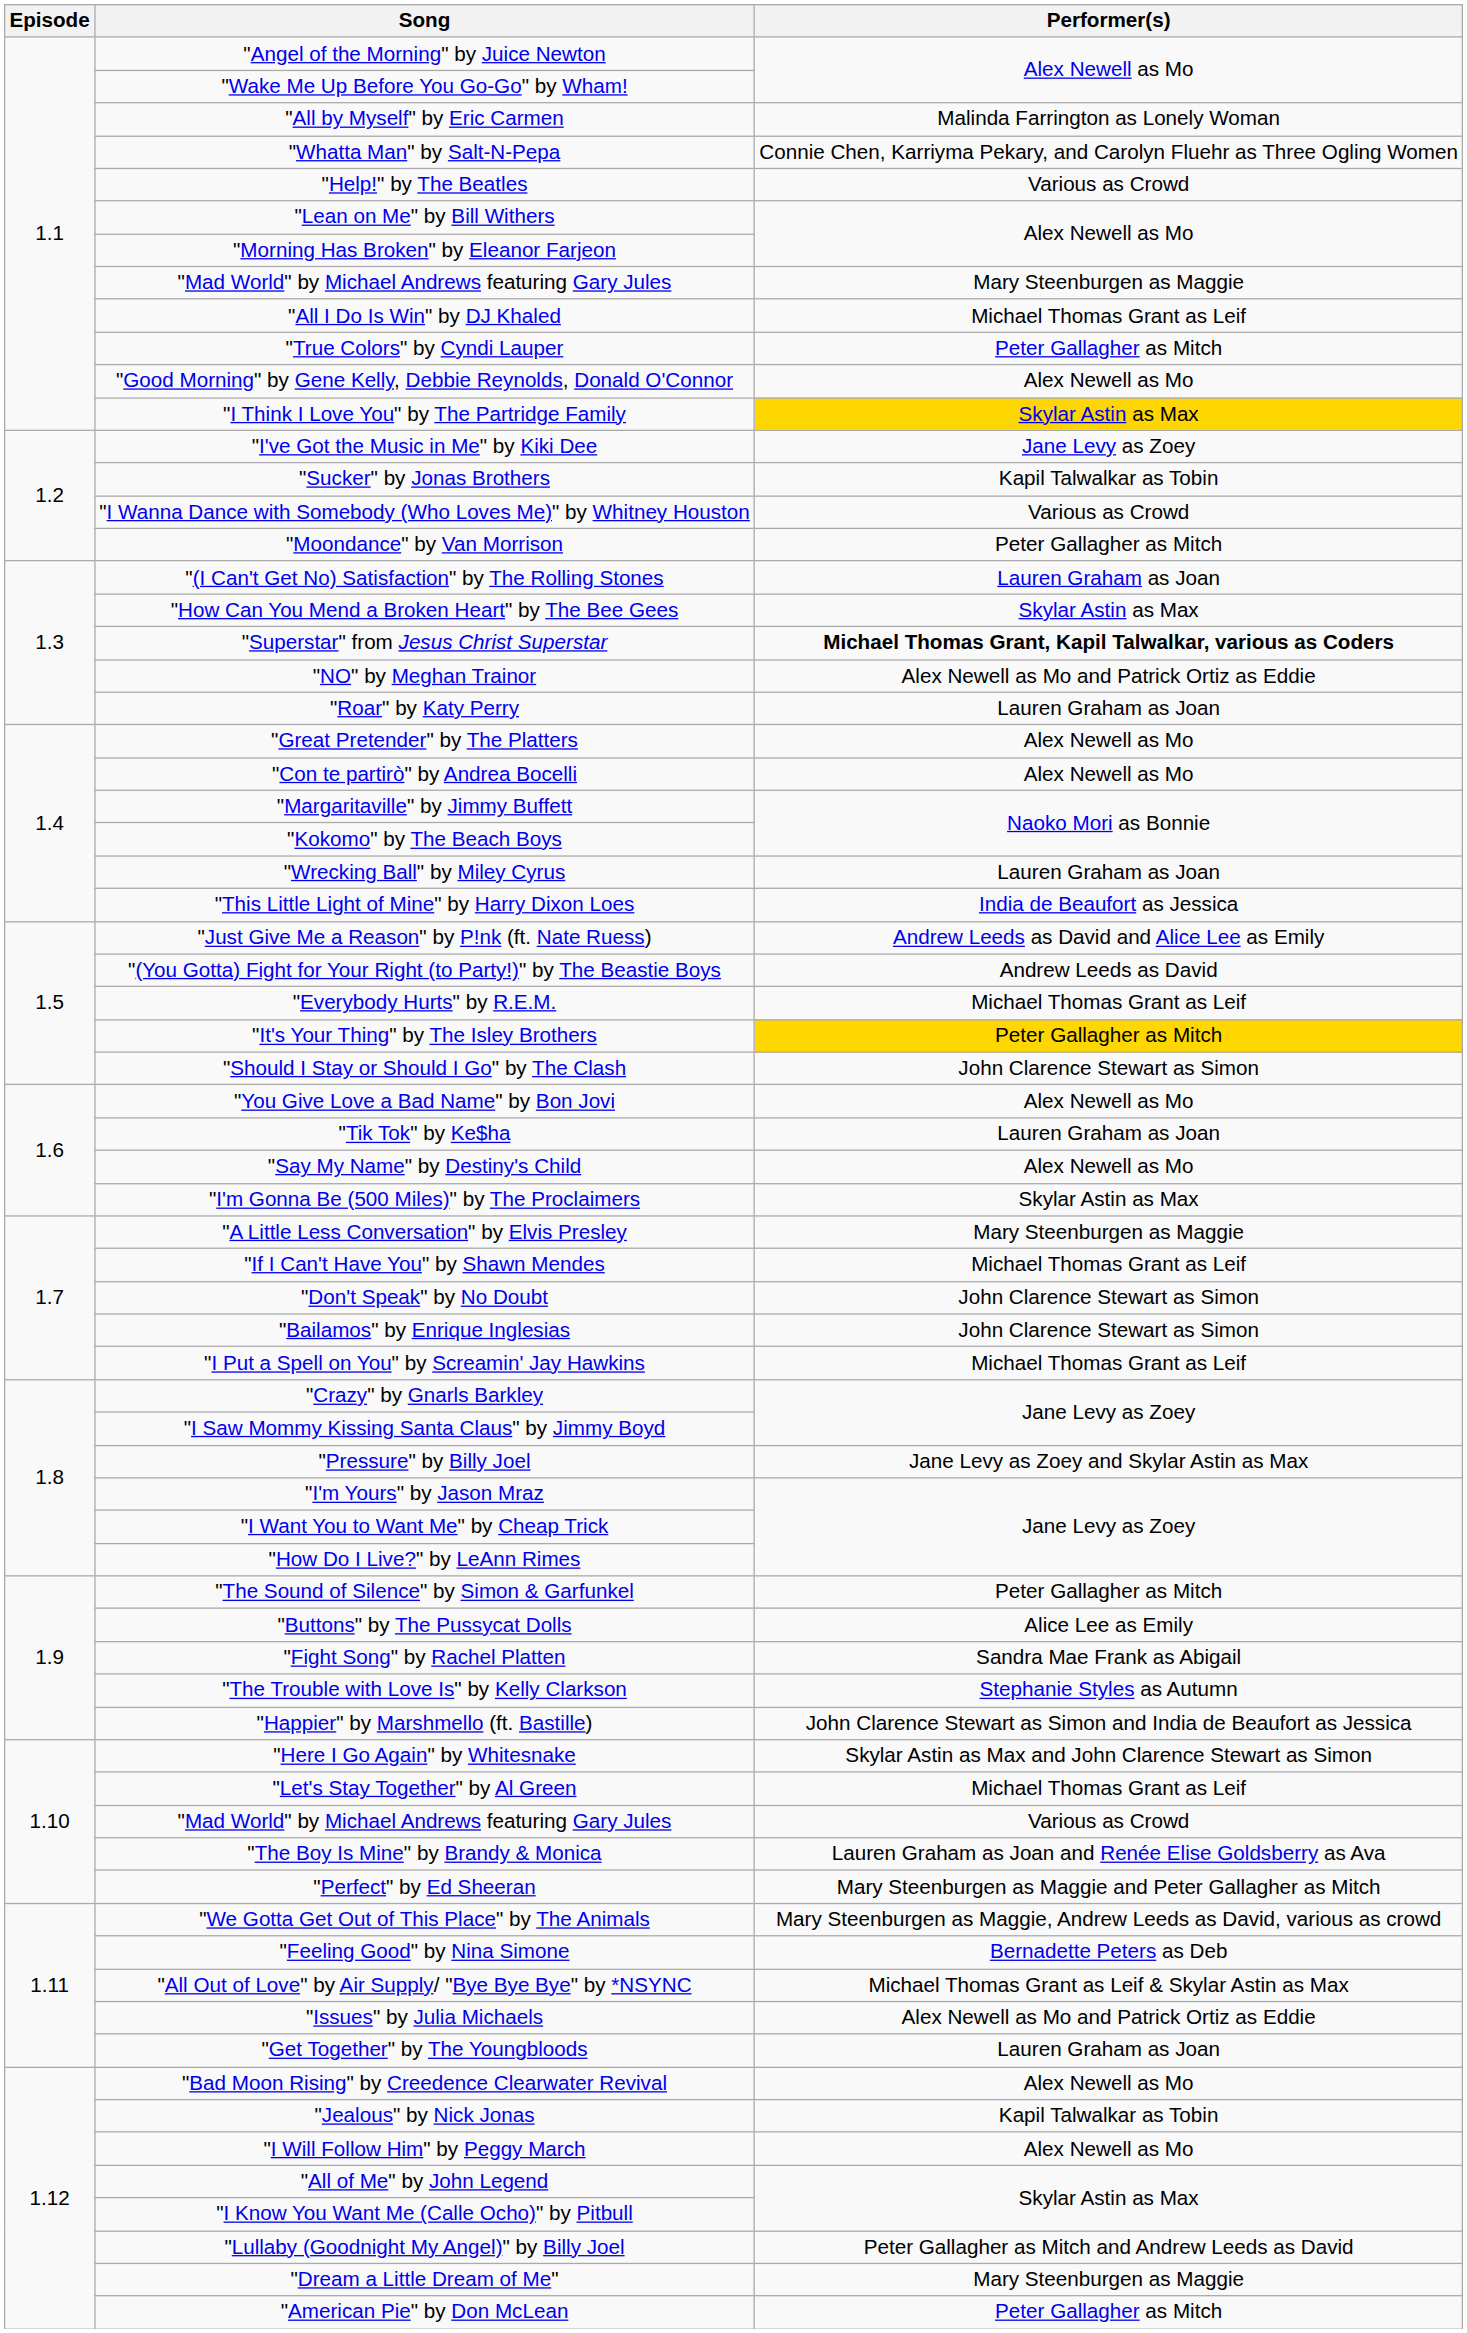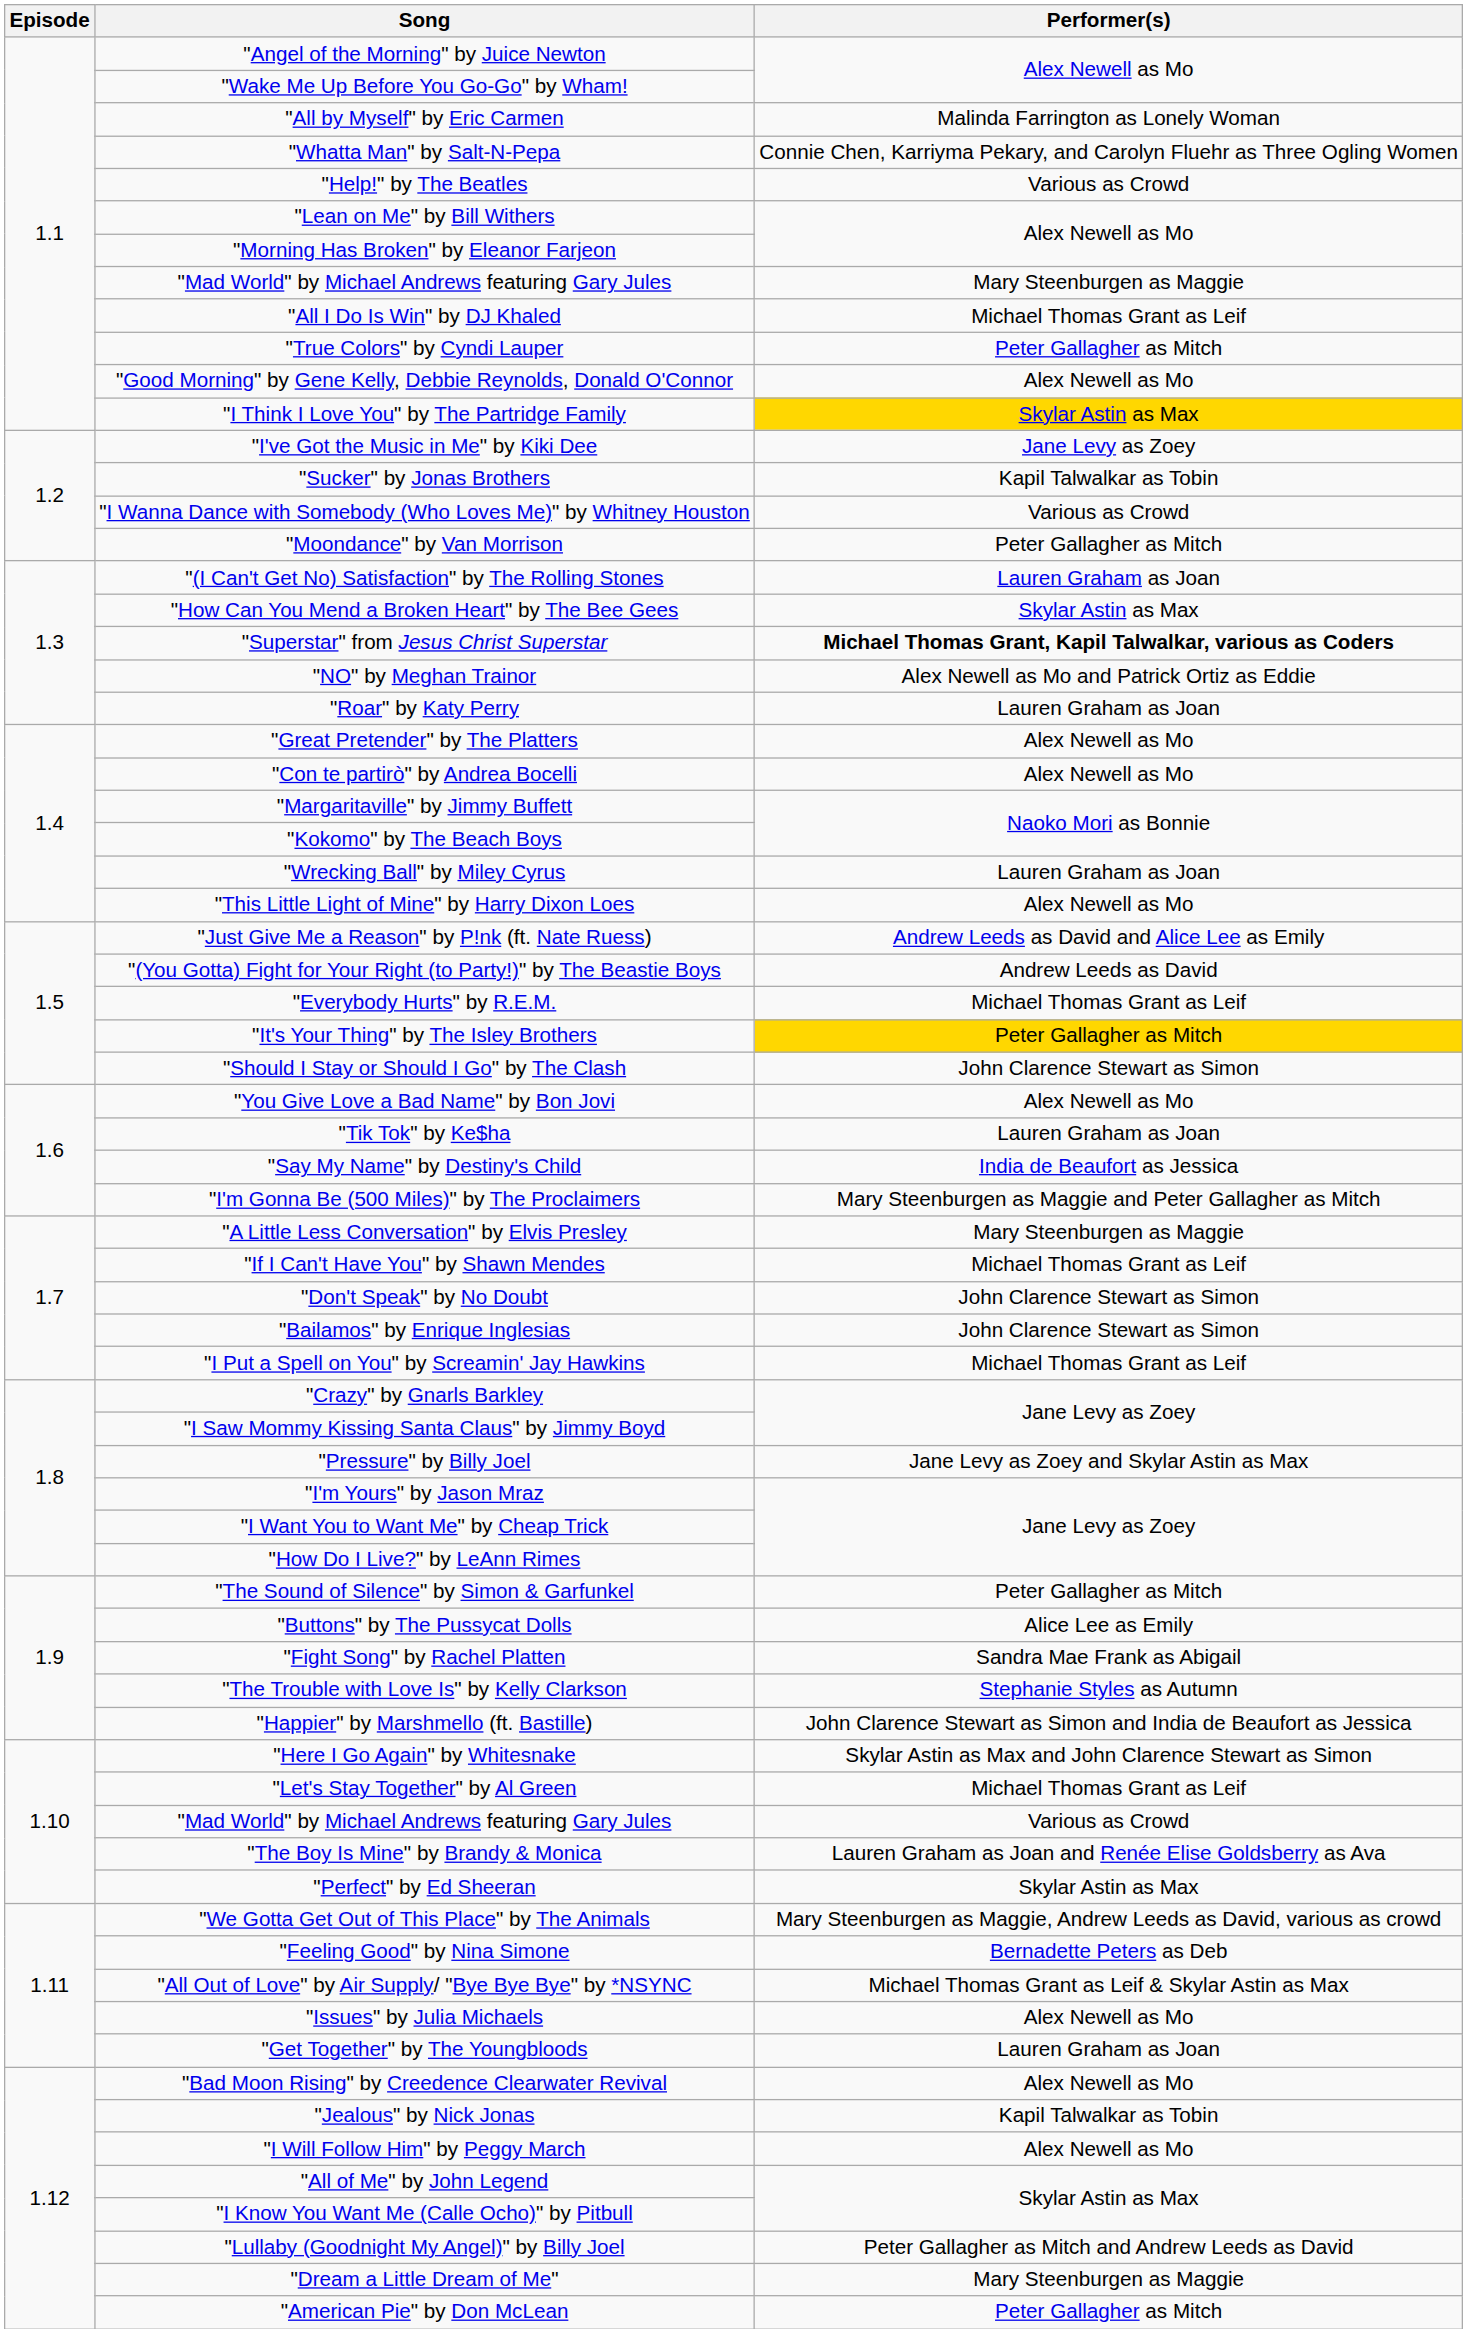(1109, 904) India de Beaufort as Jessica -> (1109, 904) Alex Newell as Mo
(1109, 1166) Alex Newell as Mo -> (1109, 1166) India de Beaufort as Jessica
(1109, 1199) Skylar Astin as Max -> (1109, 1199) Mary Steenburgen as Maggie and Peter Gallagher as Mitch
(1109, 1886) Mary Steenburgen as Maggie and Peter Gallagher as Mitch -> (1109, 1886) Skylar Astin as Max
(1109, 2017) Alex Newell as Mo and Patrick Ortiz as Eddie -> (1109, 2017) Alex Newell as Mo
